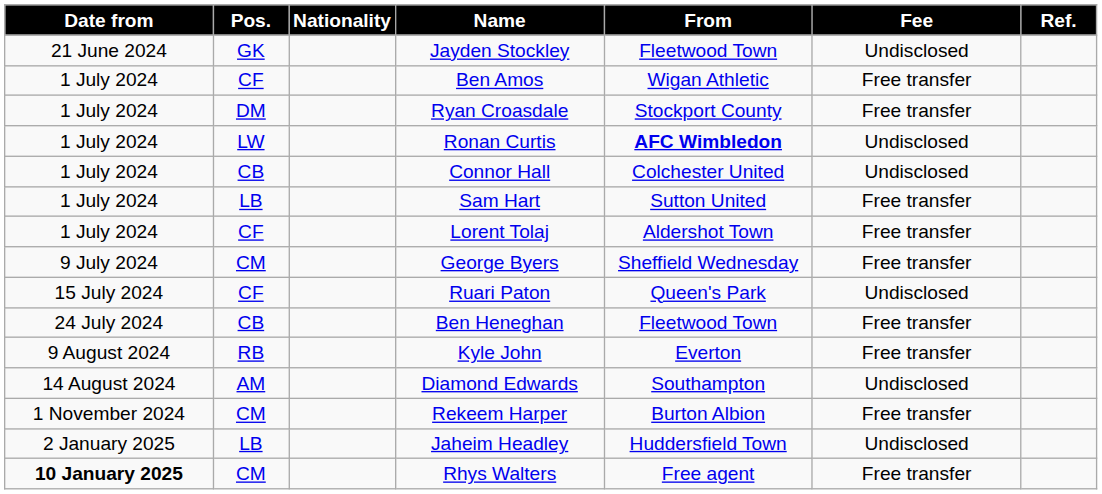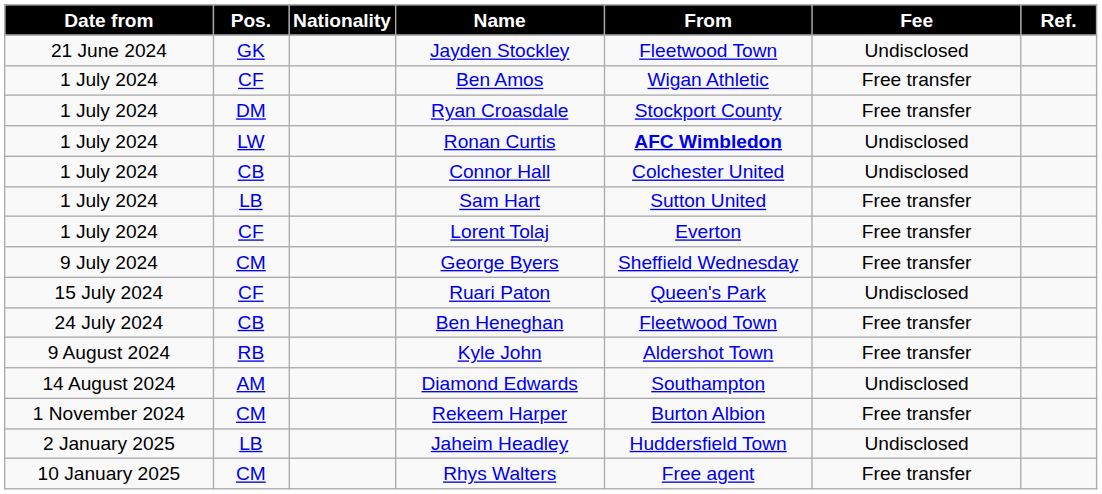(708, 232) Aldershot Town -> (708, 232) Everton
(708, 353) Everton -> (708, 353) Aldershot Town
(109, 474) bold -> (109, 474) normal
